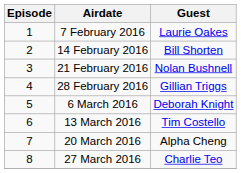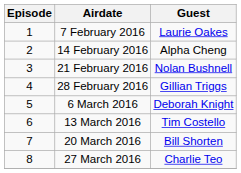(193, 50) Bill Shorten -> (193, 50) Alpha Cheng
(193, 141) Alpha Cheng -> (193, 141) Bill Shorten
